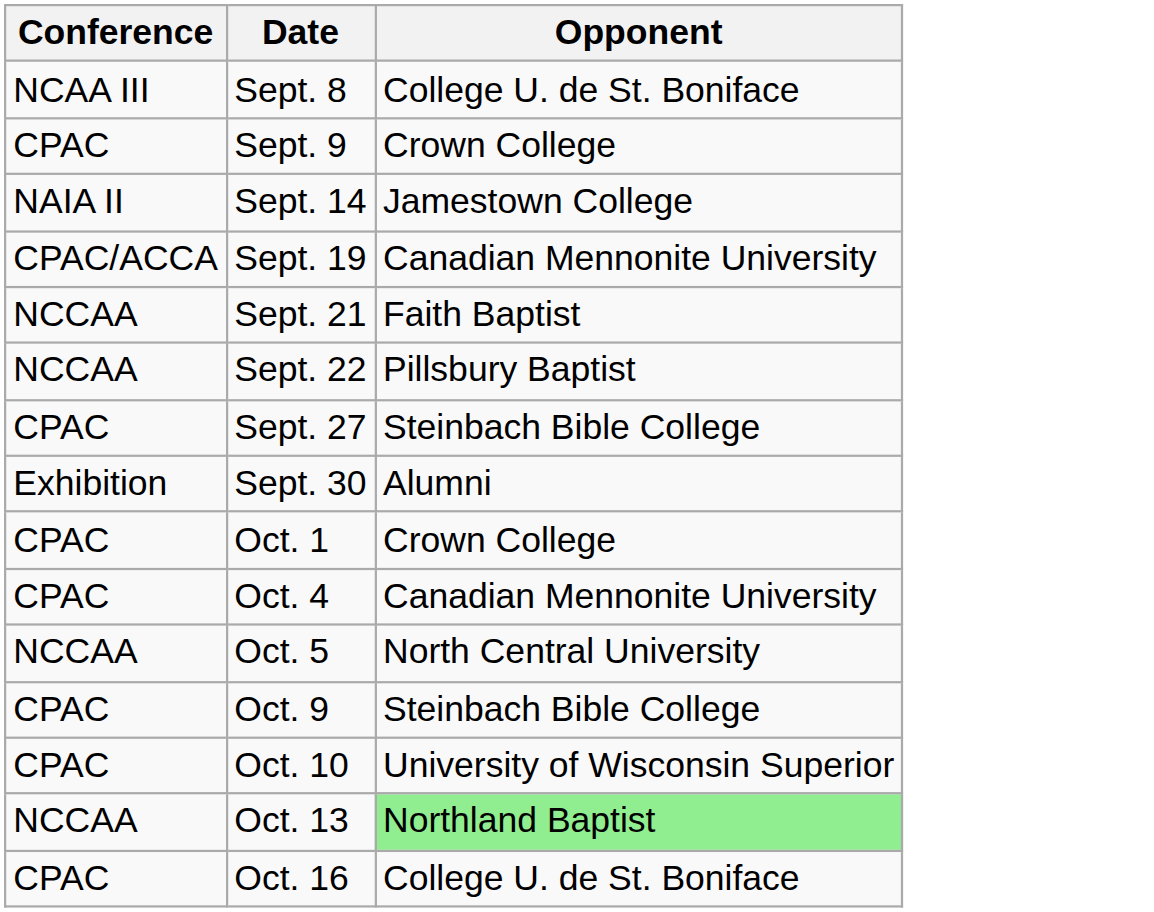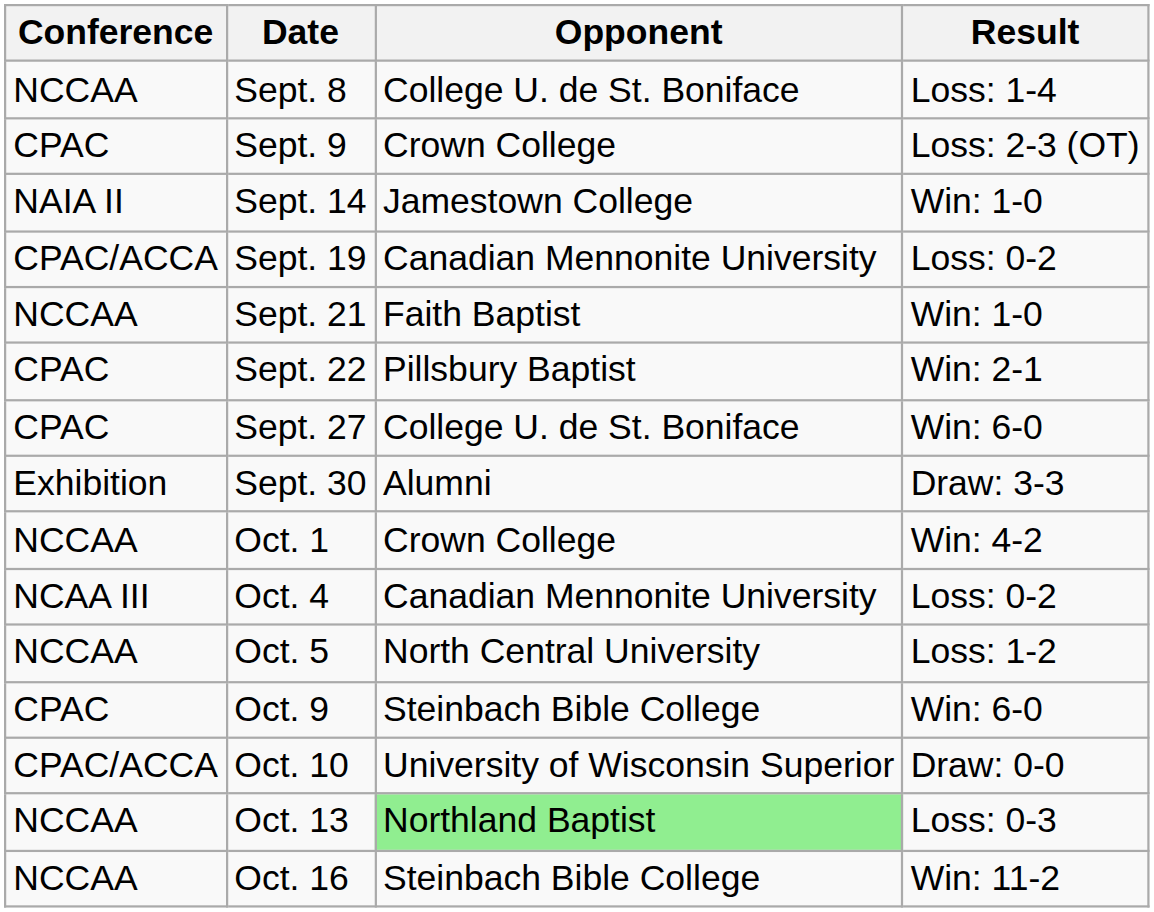+ column: (1025, 32)
(81, 88) NCAA III -> (75, 88) NCCAA
(75, 370) NCCAA -> (61, 370) CPAC
(572, 426) Steinbach Bible College -> (591, 426) College U. de St. Boniface
(61, 539) CPAC -> (75, 539) NCCAA
(61, 595) CPAC -> (81, 595) NCAA III
(61, 764) CPAC -> (116, 764) CPAC/ACCA
(61, 877) CPAC -> (75, 877) NCCAA
(591, 877) College U. de St. Boniface -> (572, 877) Steinbach Bible College
